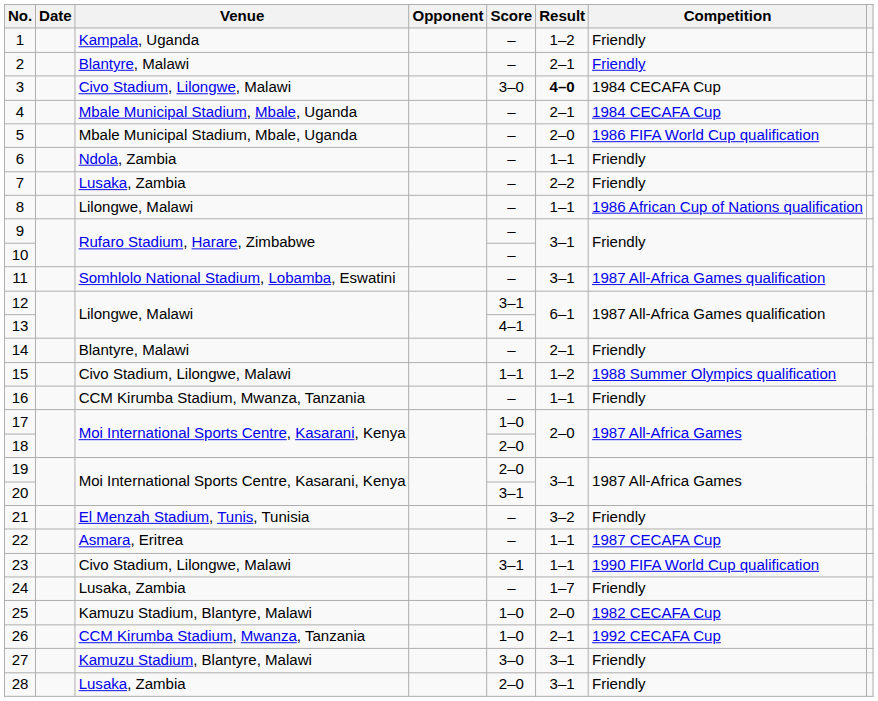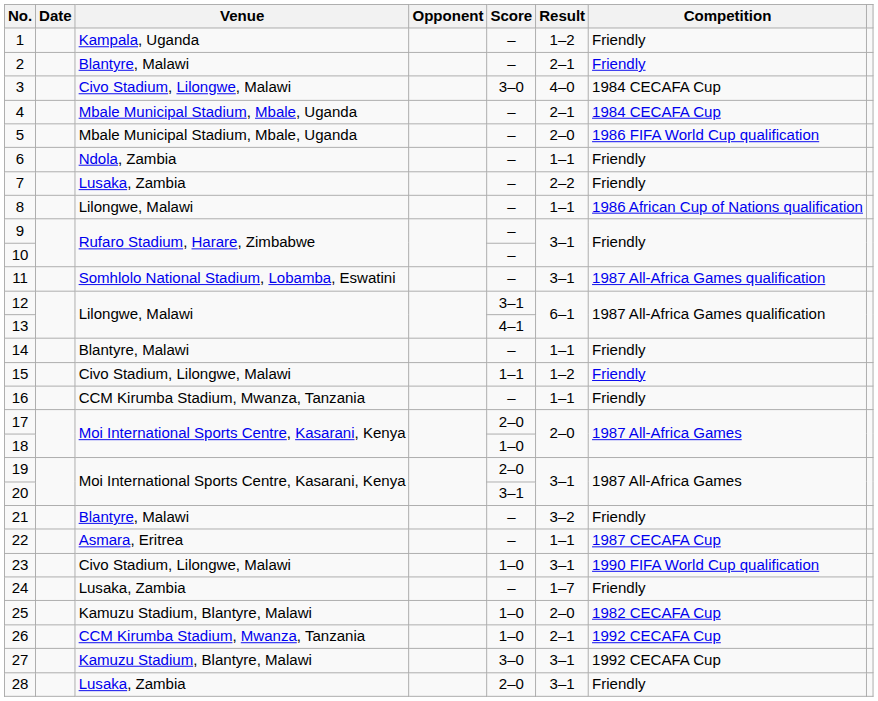(562, 87) bold -> (562, 87) normal
(562, 350) 2–1 -> (562, 350) 1–1
(714, 374) 1988 Summer Olympics qualification -> (619, 374) Friendly
(511, 421) 1–0 -> (511, 421) 2–0
(511, 445) 2–0 -> (511, 445) 1–0
(194, 517) El Menzah Stadium, Tunis, Tunisia -> (134, 517) Blantyre, Malawi
(511, 565) 3–1 -> (511, 565) 1–0
(562, 565) 1–1 -> (562, 565) 3–1
(619, 660) Friendly -> (656, 660) 1992 CECAFA Cup
